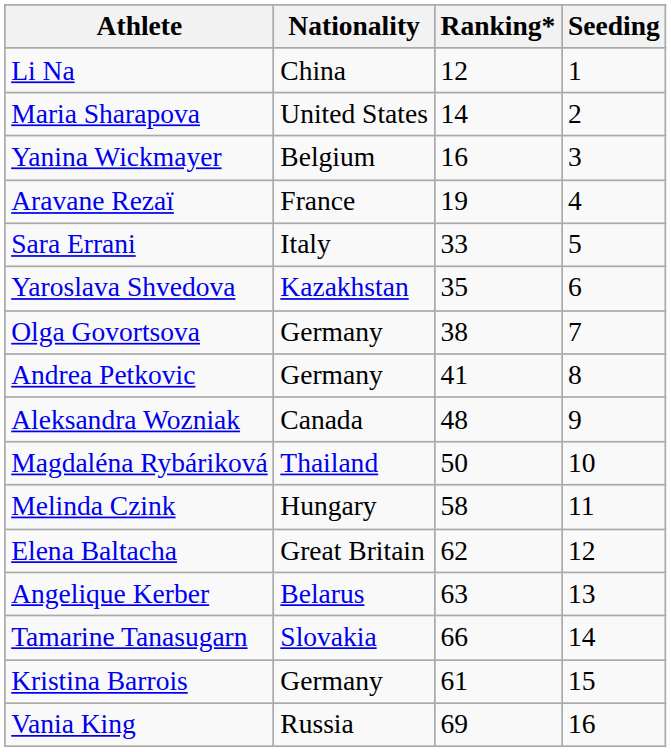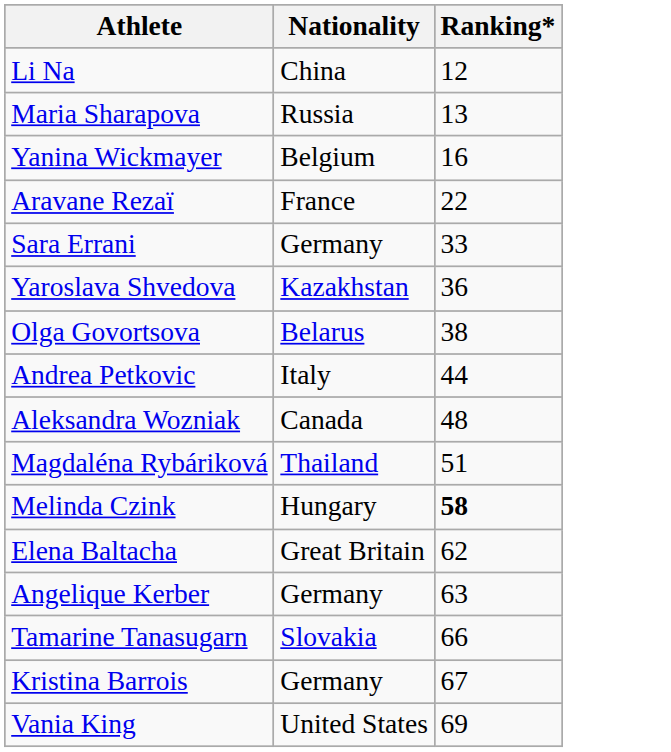- column: (614, 26)
(354, 113) United States -> (317, 113) Russia
(454, 113) 14 -> (454, 113) 13
(454, 200) 19 -> (454, 200) 22
(306, 244) Italy -> (332, 244) Germany
(454, 288) 35 -> (454, 288) 36
(332, 331) Germany -> (322, 331) Belarus
(332, 375) Germany -> (306, 375) Italy
(454, 375) 41 -> (454, 375) 44
(454, 462) 50 -> (454, 462) 51
(454, 506) normal -> (454, 506) bold
(322, 593) Belarus -> (332, 593) Germany
(454, 680) 61 -> (454, 680) 67
(317, 724) Russia -> (354, 724) United States
